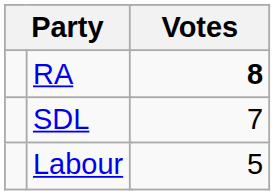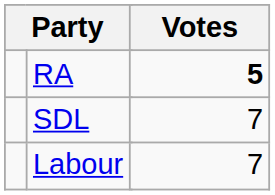(255, 73) 8 -> (255, 73) 5
(255, 165) 5 -> (255, 165) 7
